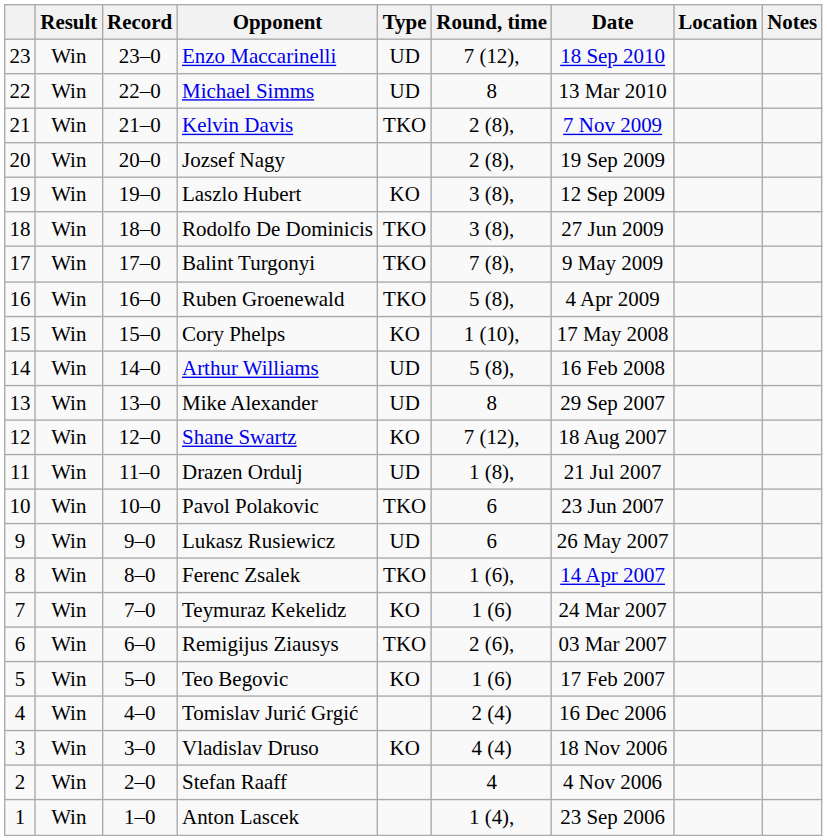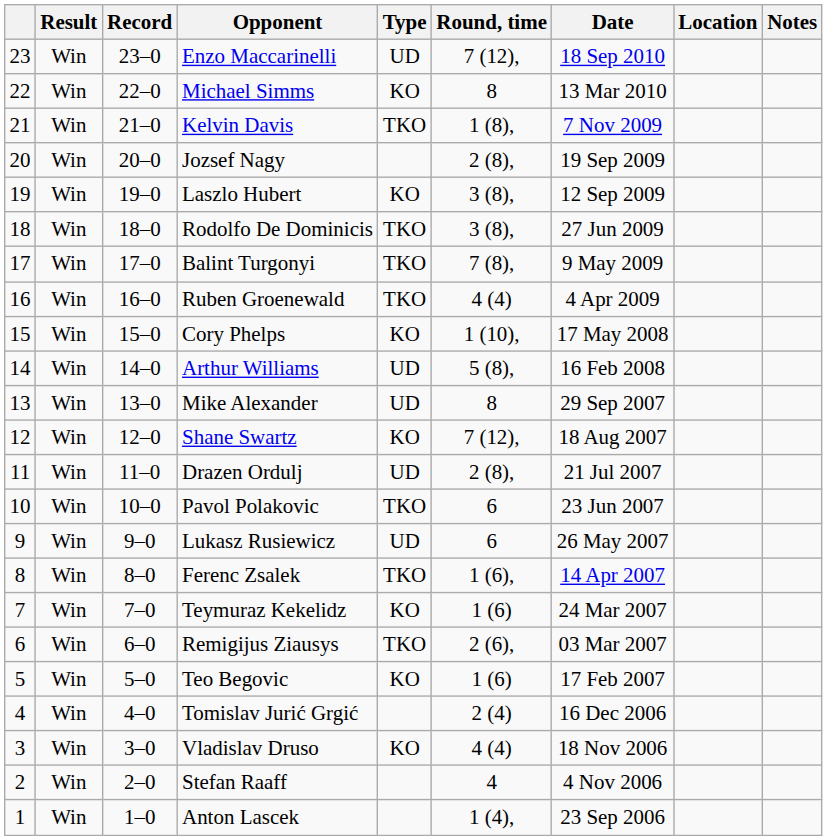(405, 91) UD -> (405, 91) KO
(492, 125) 2 (8), -> (492, 125) 1 (8),
(492, 298) 5 (8), -> (492, 298) 4 (4)
(492, 471) 1 (8), -> (492, 471) 2 (8),
